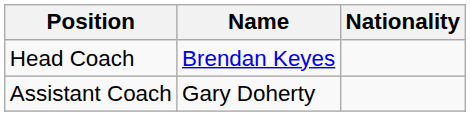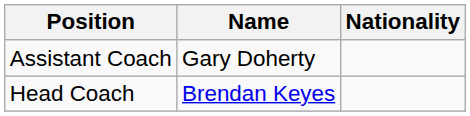rows swapped: (72, 57) <-> (91, 93)
